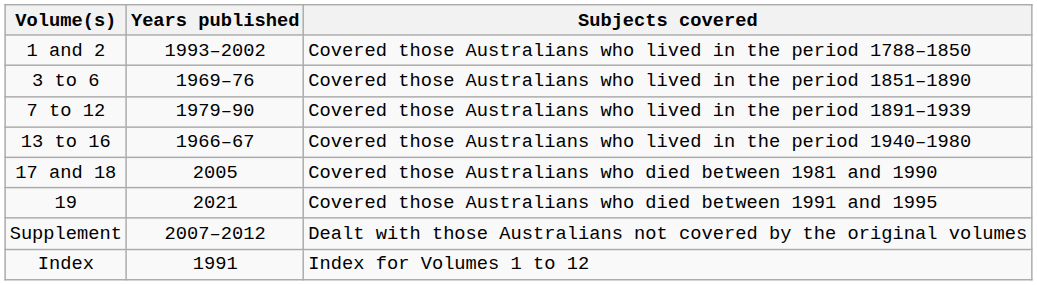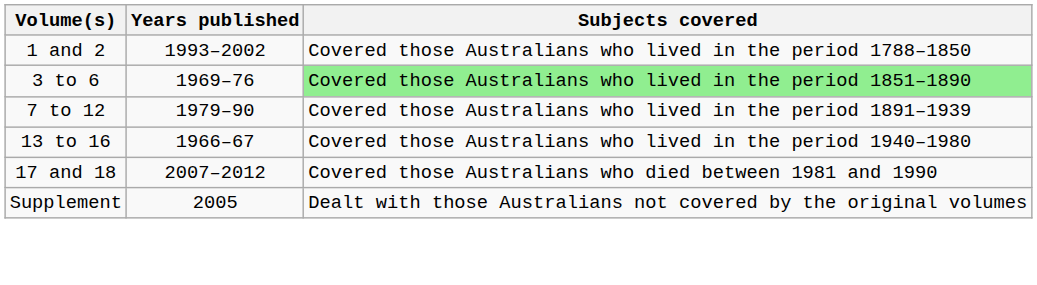(640, 81) no background -> (640, 81) lightgreen background
(215, 173) 2005 -> (215, 173) 2007–2012
- row: (66, 203)
(215, 234) 2007–2012 -> (215, 203) 2005
- row: (66, 264)
